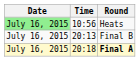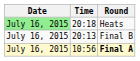(84, 24) 10:56 -> (84, 24) 20:18
(84, 50) 20:18 -> (84, 50) 10:56
